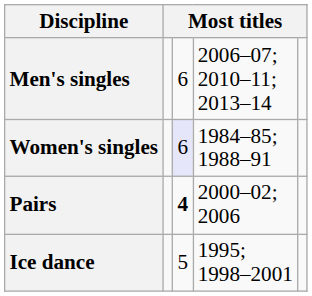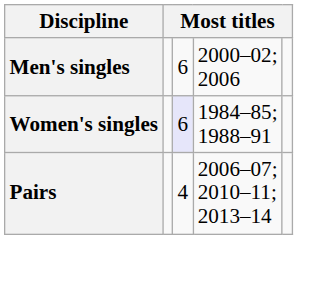(238, 78) 2006–07; 2010–11; 2013–14 -> (238, 66) 2000–02; 2006
(183, 204) bold -> (183, 193) normal
(238, 204) 2000–02; 2006 -> (238, 193) 2006–07; 2010–11; 2013–14
- row: (52, 262)
